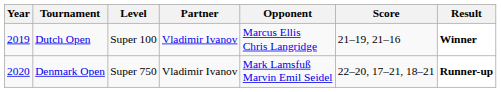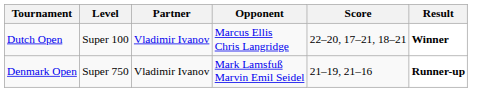- column: (18, 14)
(369, 39) 21–19, 21–16 -> (358, 39) 22–20, 17–21, 18–21
(386, 71) 22–20, 17–21, 18–21 -> (341, 71) 21–19, 21–16
